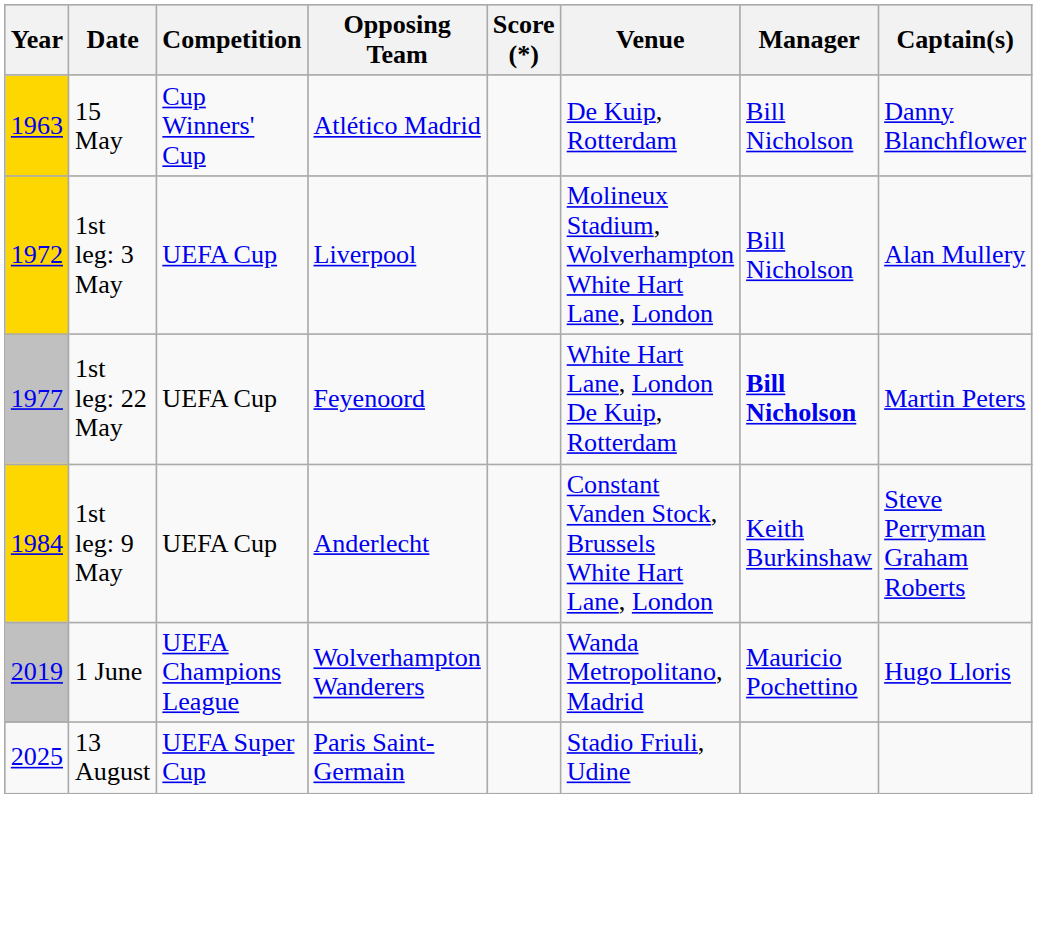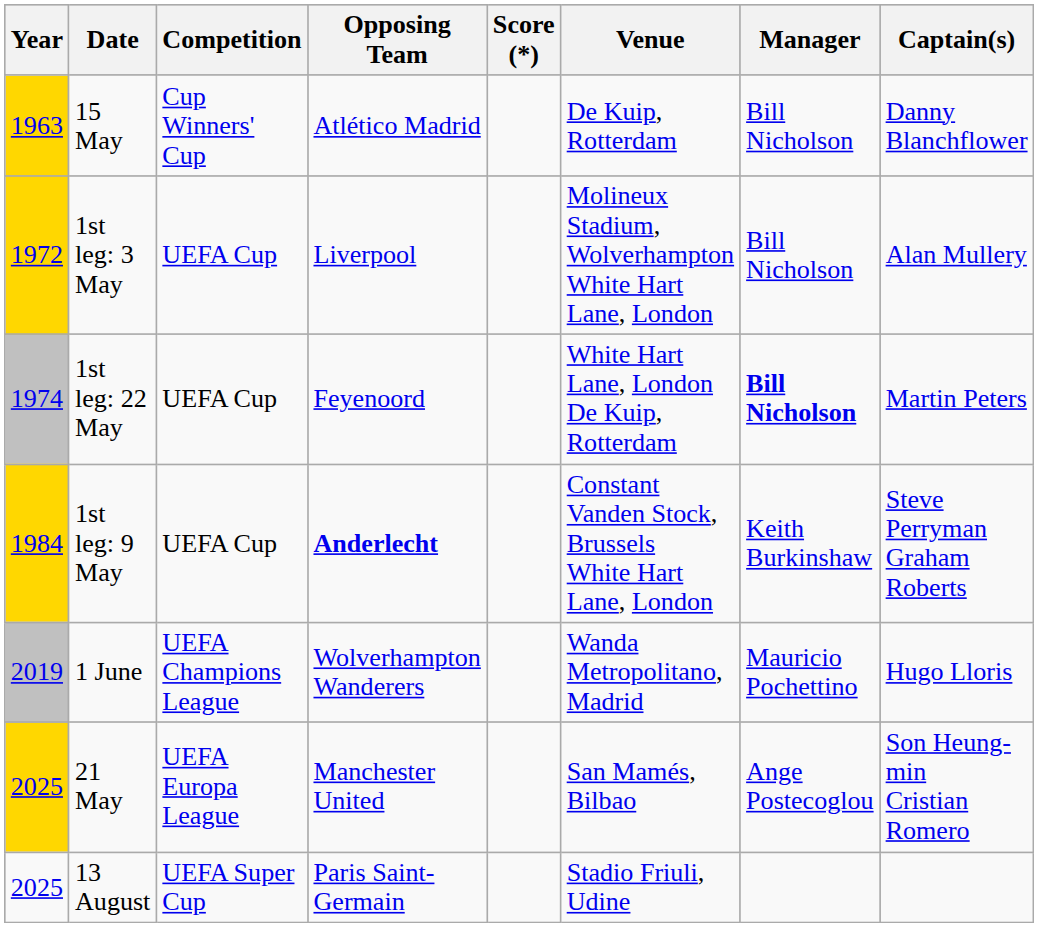(37, 398) 1977 -> (37, 398) 1974
(371, 542) normal -> (376, 542) bold
+ row: (99, 786)
